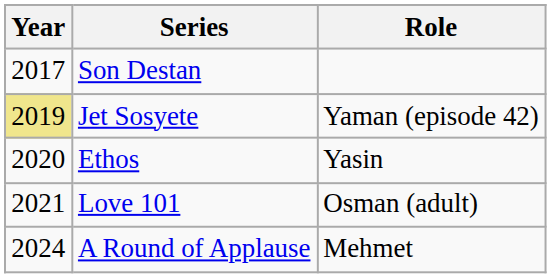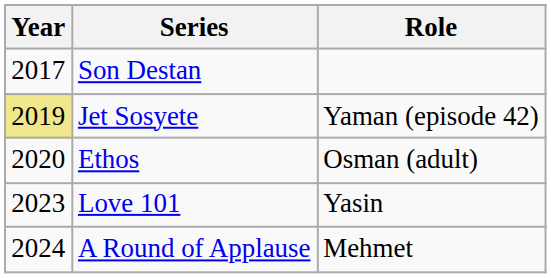(353, 159) Yasin -> (401, 159) Osman (adult)
(38, 204) 2021 -> (38, 204) 2023
(401, 204) Osman (adult) -> (353, 204) Yasin
